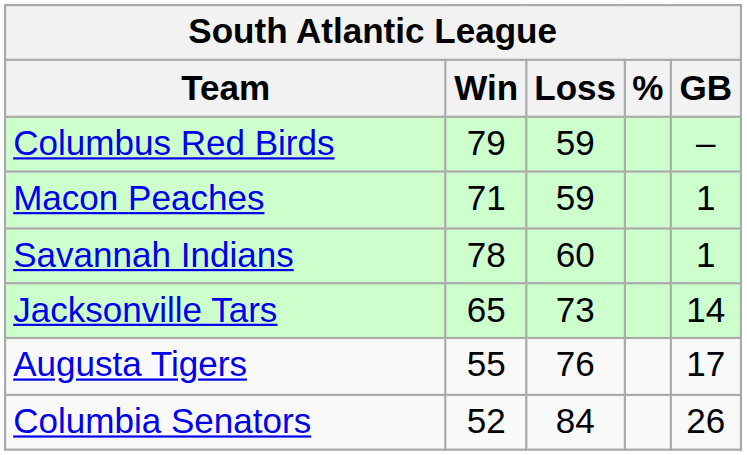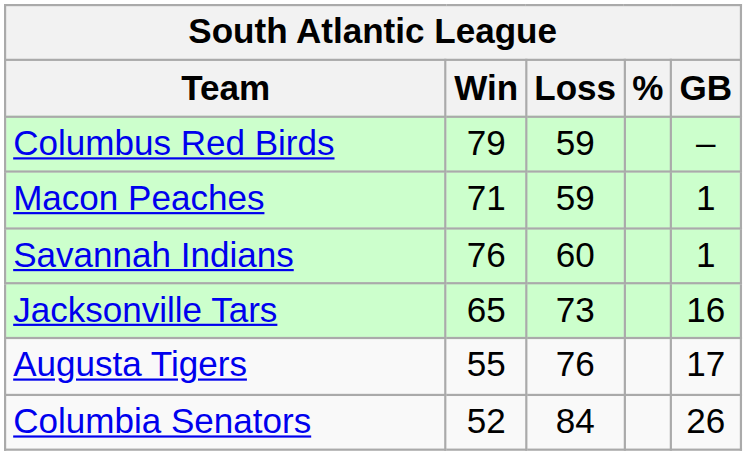(486, 254) 78 -> (486, 254) 76
(706, 310) 14 -> (706, 310) 16
